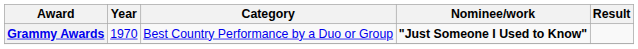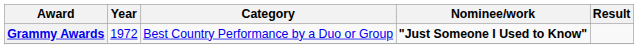(124, 33) 1970 -> (124, 33) 1972
